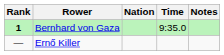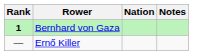- column: (172, 12)
